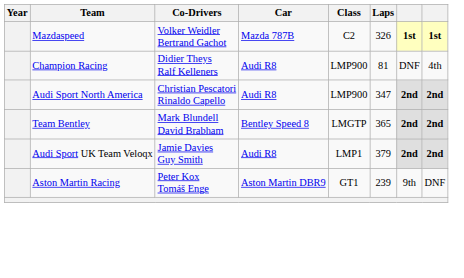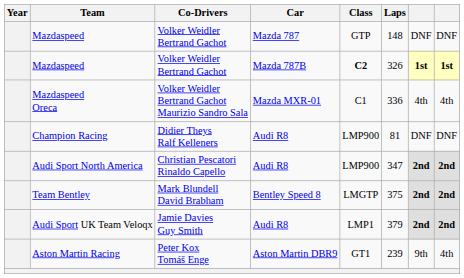+ row: (58, 36)
(349, 36) normal -> (361, 66) bold
+ row: (58, 101)
(435, 66) 4th -> (447, 136) DNF
(383, 124) 365 -> (395, 195) 375
(435, 183) DNF -> (447, 254) 4th
